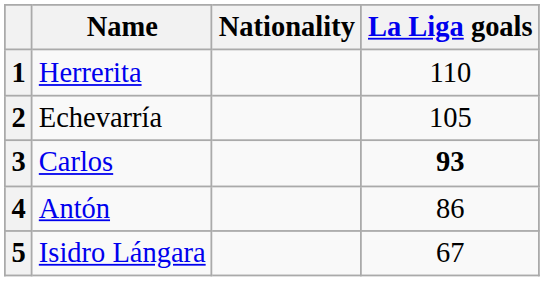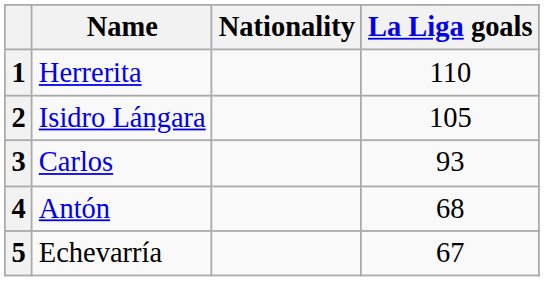(100, 117) Echevarría -> (122, 117) Isidro Lángara
(450, 162) bold -> (450, 162) normal
(450, 207) 86 -> (450, 207) 68
(122, 252) Isidro Lángara -> (100, 252) Echevarría
